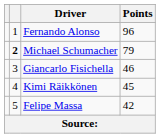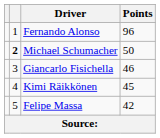(128, 50) 79 -> (128, 50) 50
